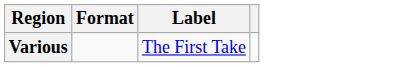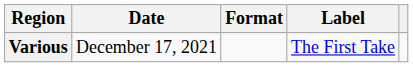+ column: (146, 18)
